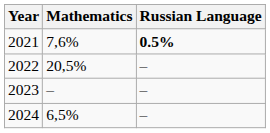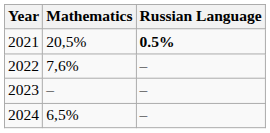(62, 41) 7,6% -> (66, 41) 20,5%
(66, 66) 20,5% -> (62, 66) 7,6%
